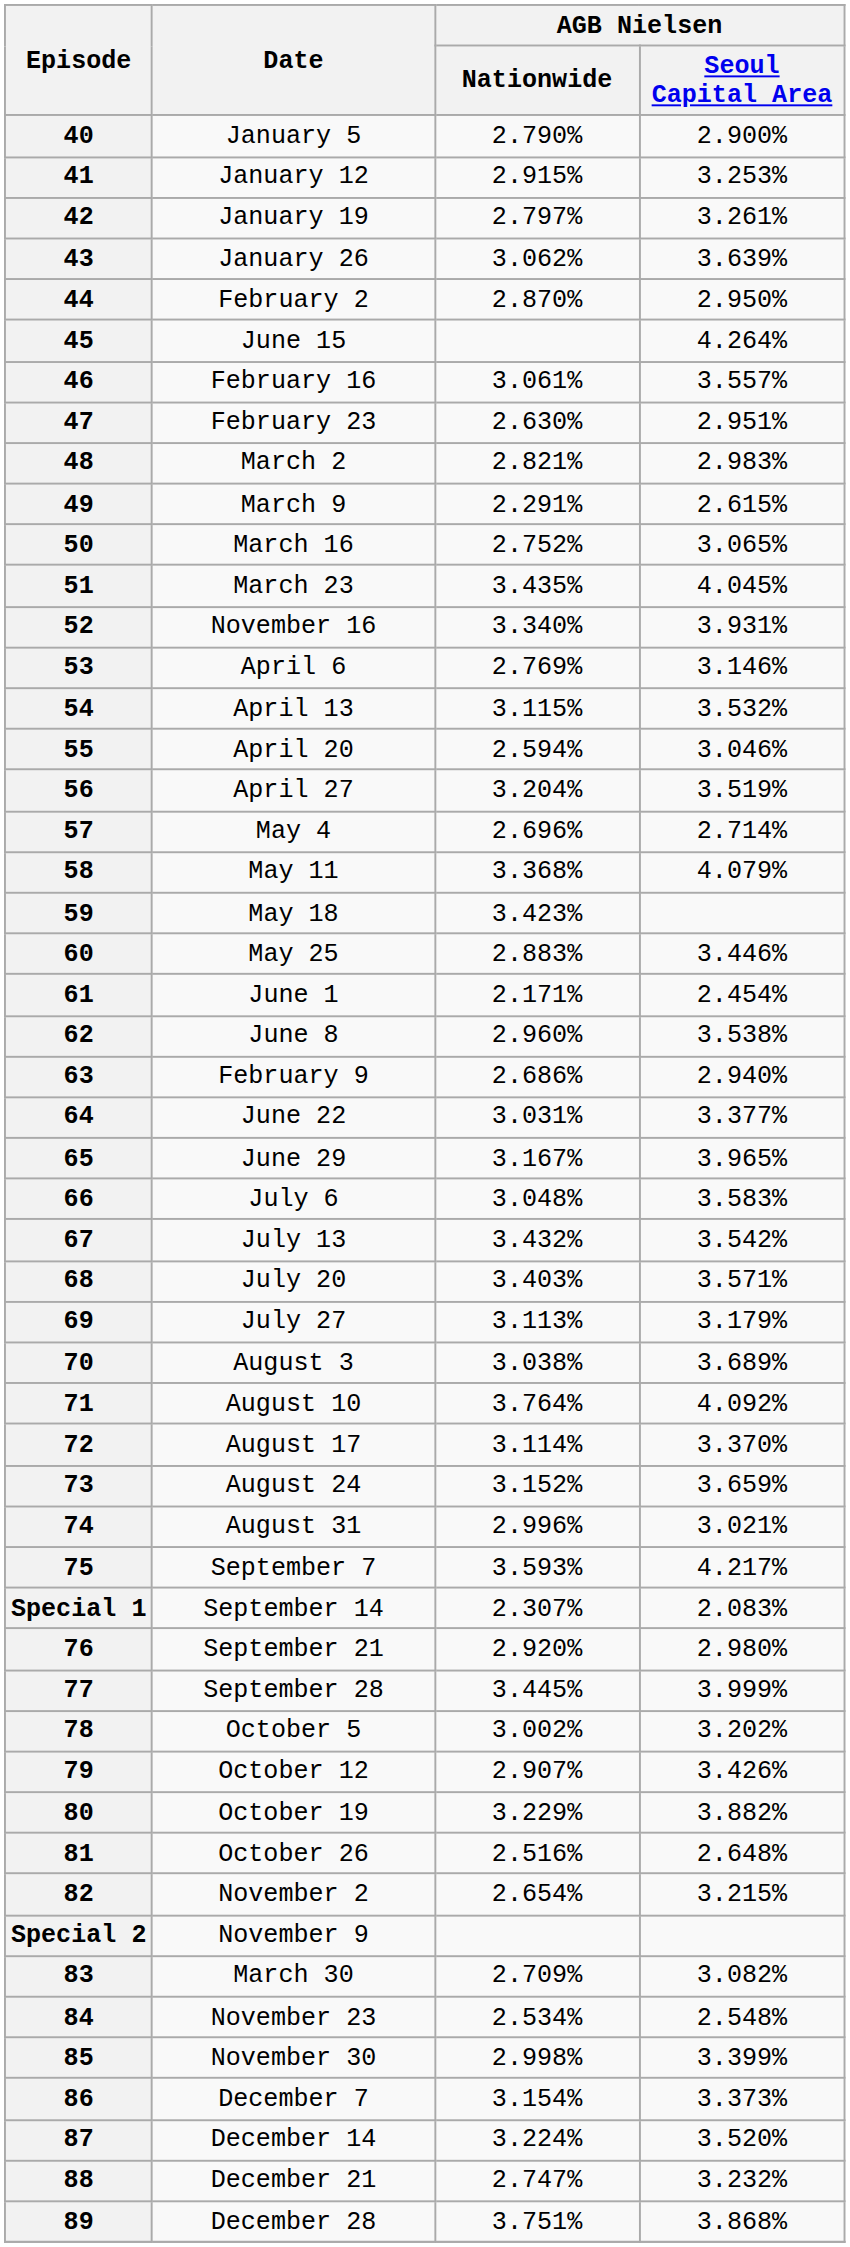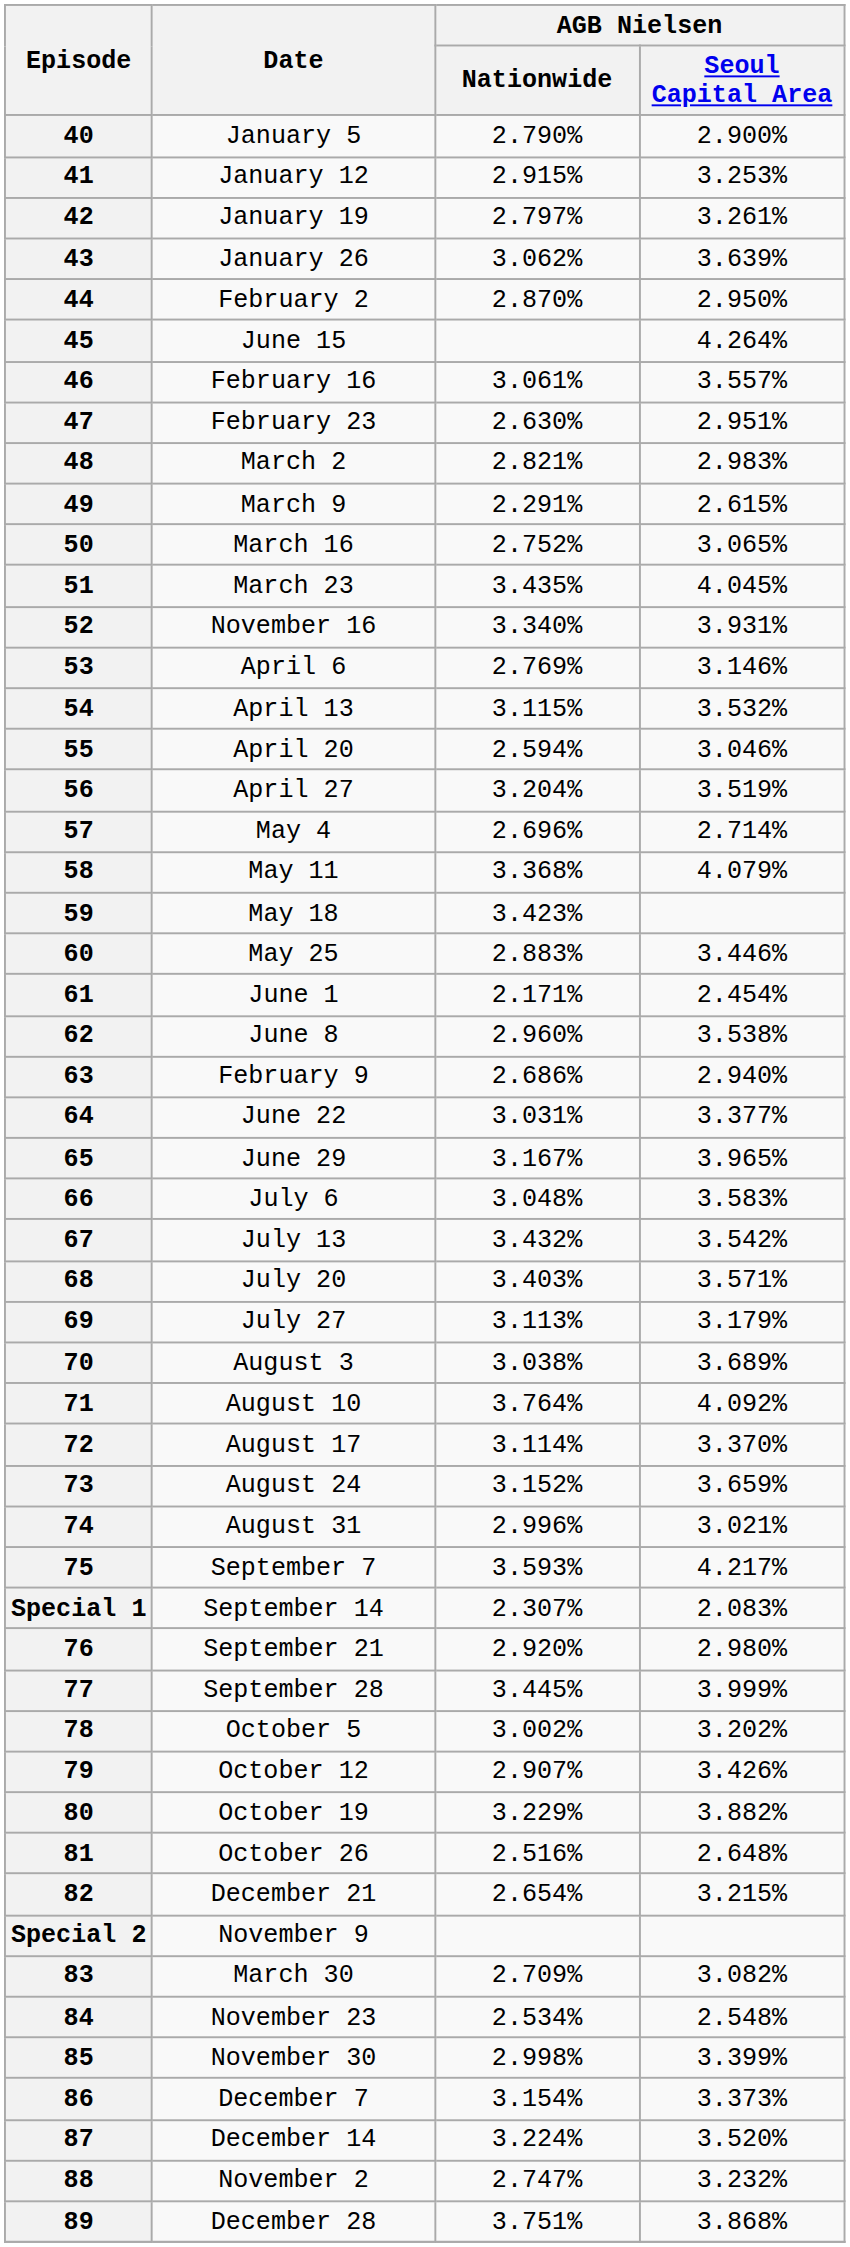(293, 1894) November 2 -> (293, 1894) December 21
(293, 2181) December 21 -> (293, 2181) November 2
